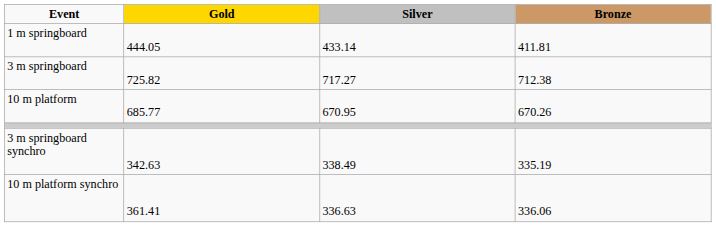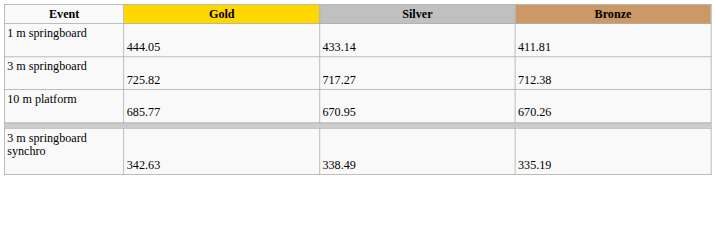- row: (63, 184)
